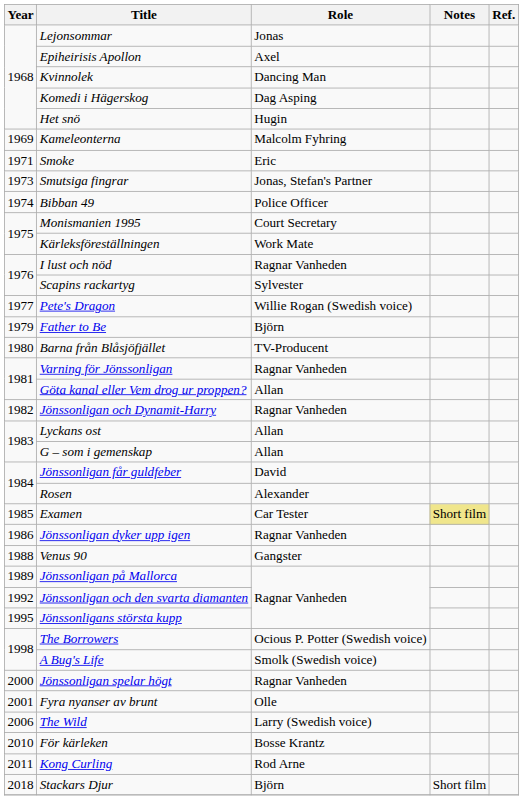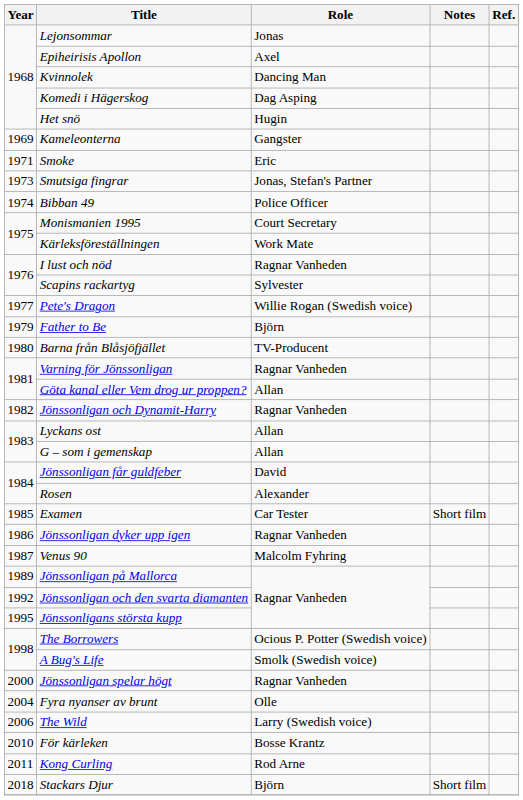(300, 139) Malcolm Fyhring -> (278, 139) Gangster
(459, 514) khaki background -> (459, 514) no background
(21, 555) 1988 -> (21, 555) 1987
(278, 555) Gangster -> (300, 555) Malcolm Fyhring
(21, 701) 2001 -> (21, 701) 2004
